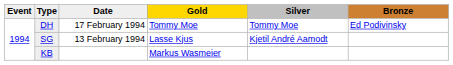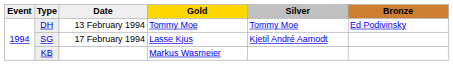(110, 25) 17 February 1994 -> (110, 25) 13 February 1994
(110, 39) 13 February 1994 -> (110, 39) 17 February 1994
